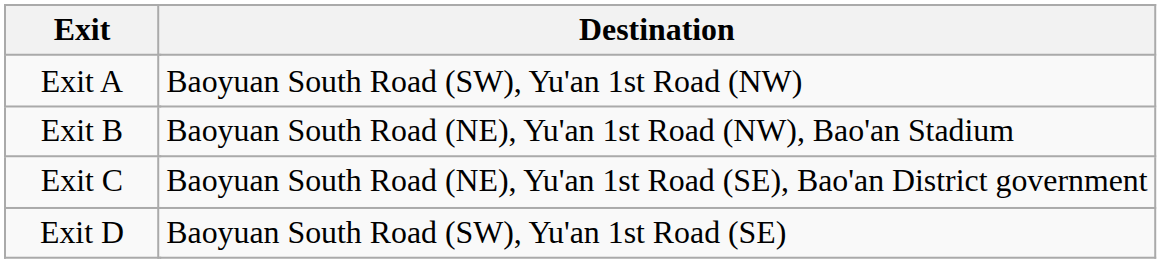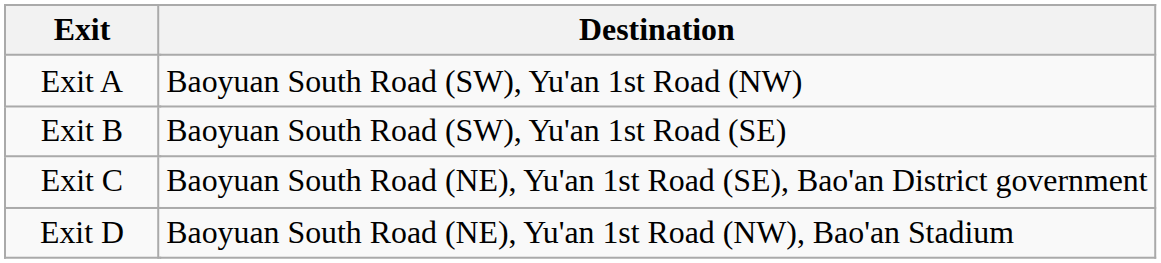(590, 130) Baoyuan South Road (NE), Yu'an 1st Road (NW), Bao'an Stadium -> (476, 130) Baoyuan South Road (SW), Yu'an 1st Road (SE)
(476, 231) Baoyuan South Road (SW), Yu'an 1st Road (SE) -> (590, 231) Baoyuan South Road (NE), Yu'an 1st Road (NW), Bao'an Stadium
